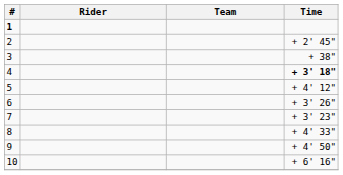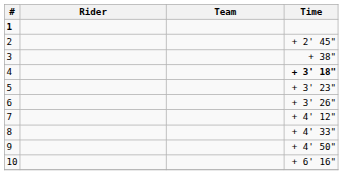(314, 87) + 4' 12" -> (314, 87) + 3' 23"
(314, 117) + 3' 23" -> (314, 117) + 4' 12"
